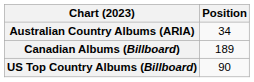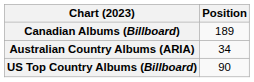rows swapped: (102, 31) <-> (102, 49)
